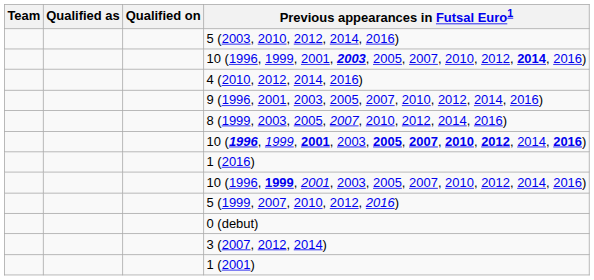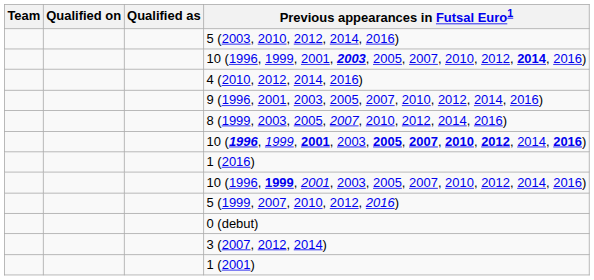columns swapped: (83, 16) <-> (163, 16)
